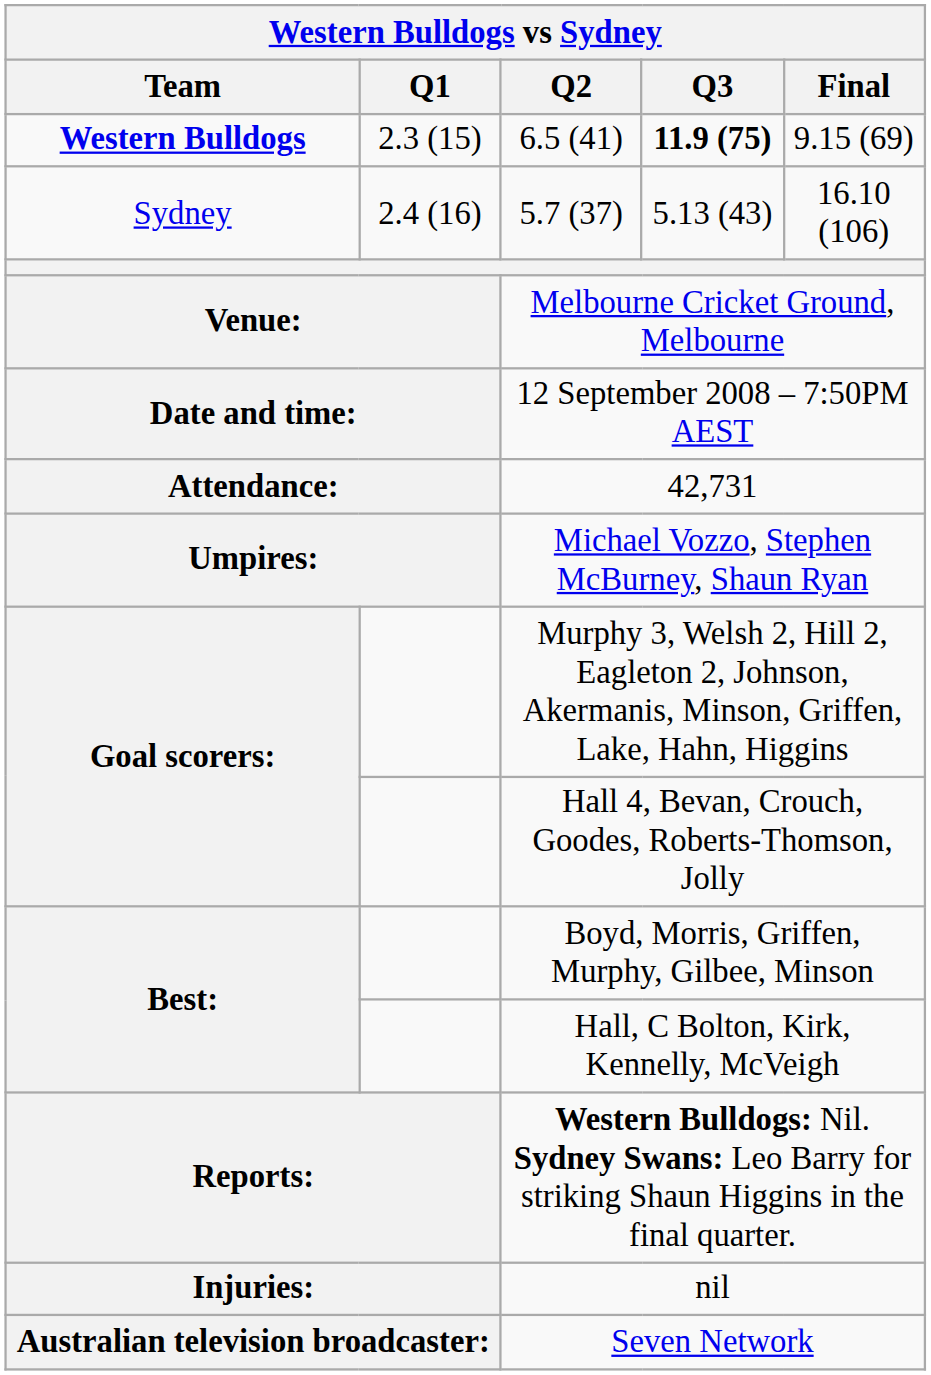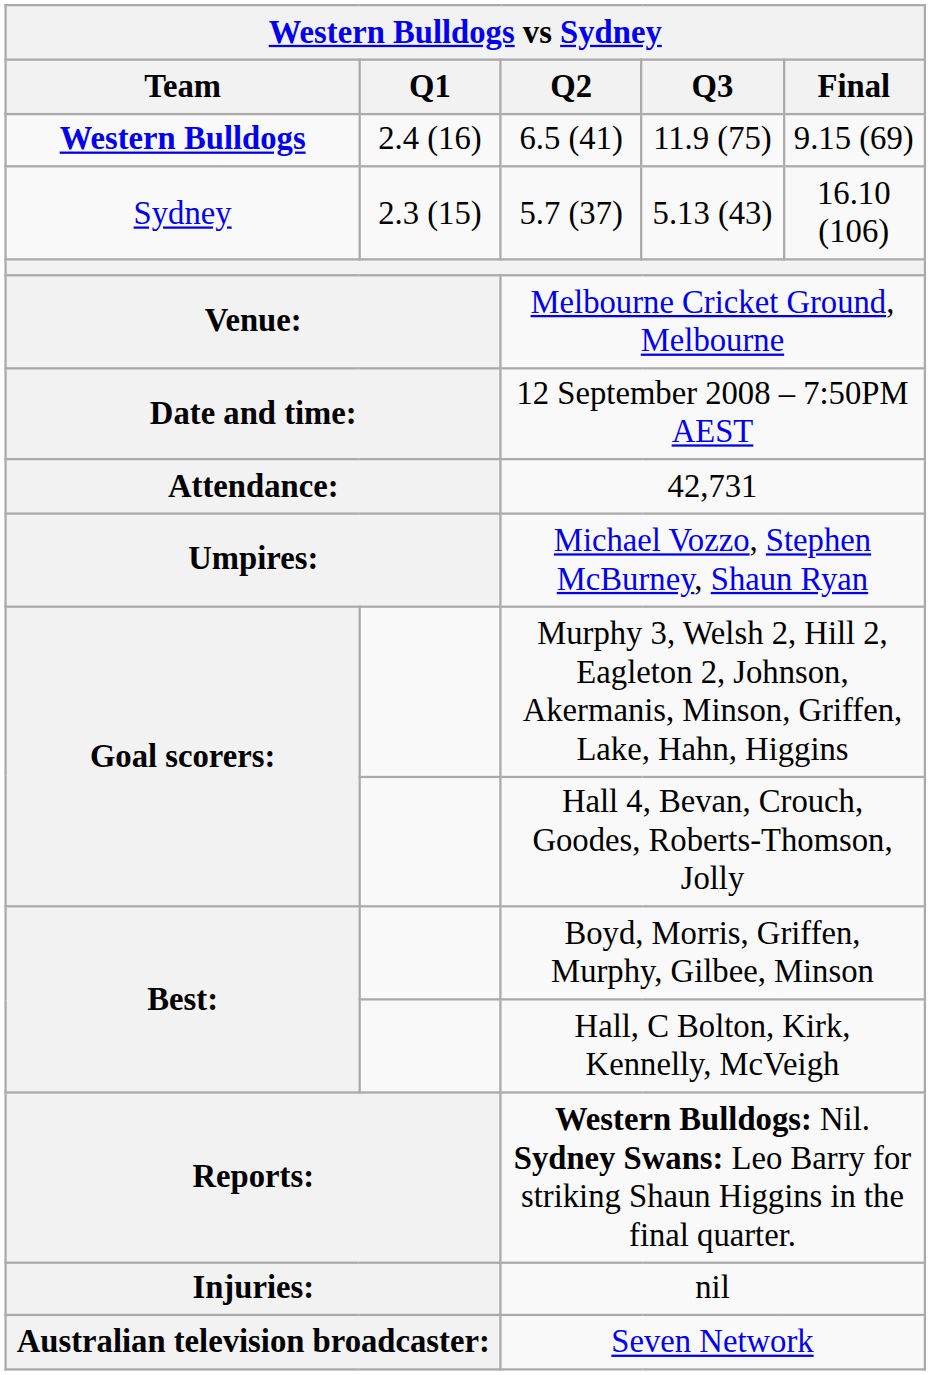(430, 139) 2.3 (15) -> (430, 139) 2.4 (16)
(712, 139) bold -> (712, 139) normal
(430, 212) 2.4 (16) -> (430, 212) 2.3 (15)
